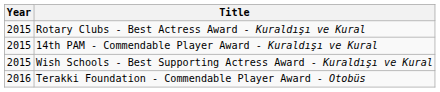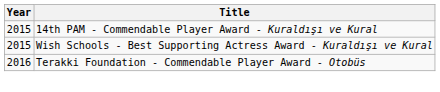- row: (201, 29)
